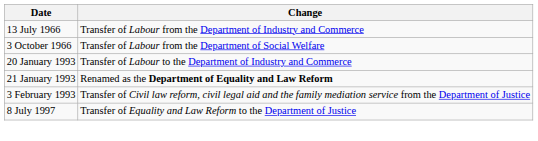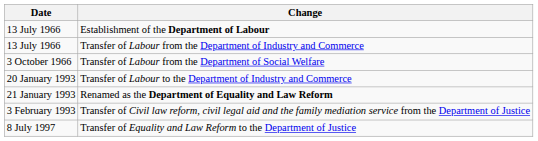+ row: (175, 29)
